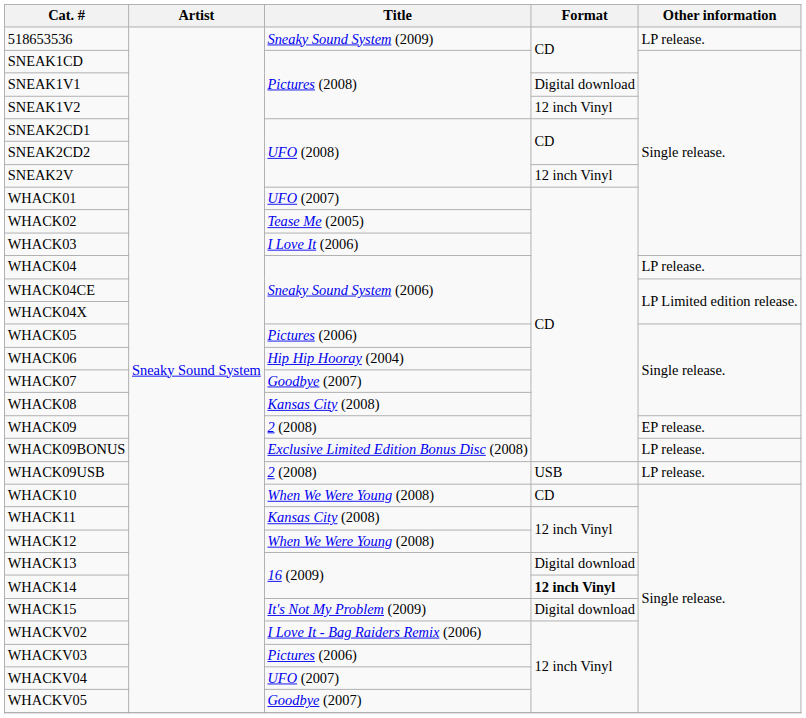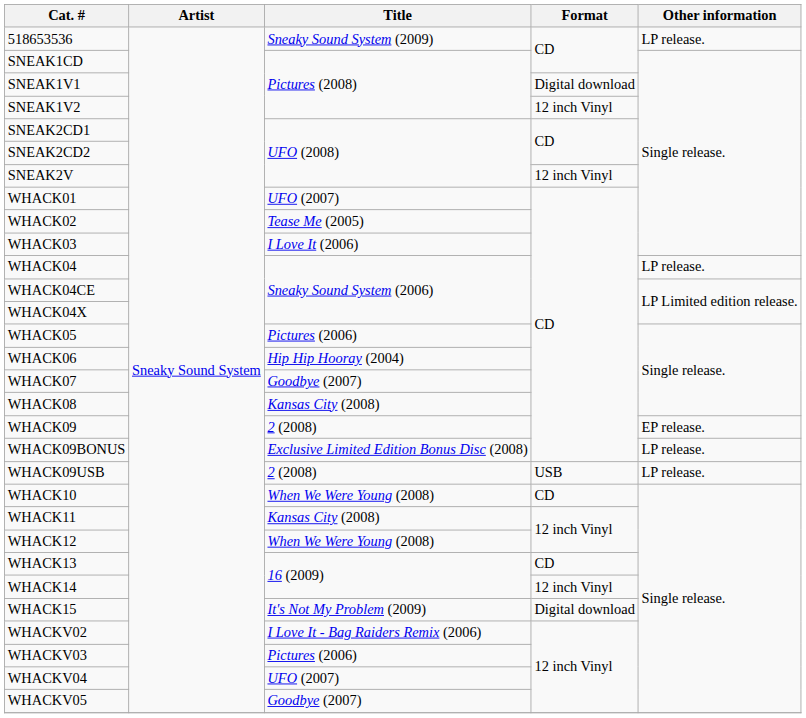(585, 564) Digital download -> (544, 564) CD
(575, 586) bold -> (573, 586) normal
